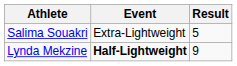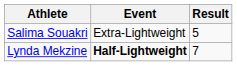(196, 52) 9 -> (196, 52) 7
